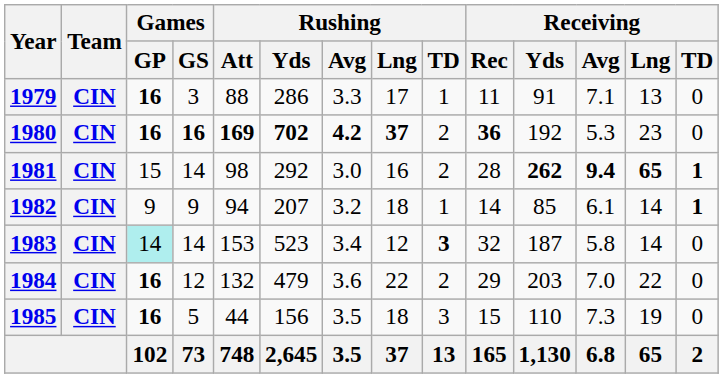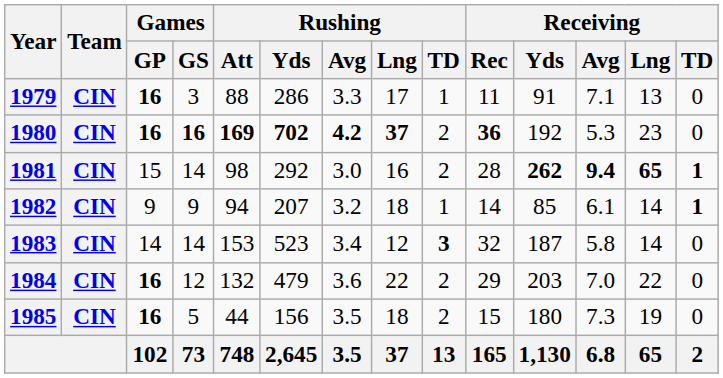(150, 243) paleturquoise background -> (150, 243) no background
(444, 317) 3 -> (444, 317) 2
(545, 317) 110 -> (545, 317) 180
